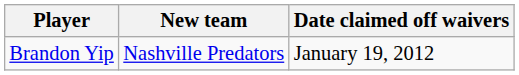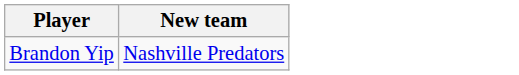- column: (401, 20)
